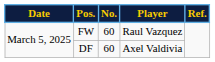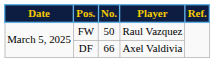(109, 31) 60 -> (109, 31) 50
(109, 48) 60 -> (109, 48) 66
